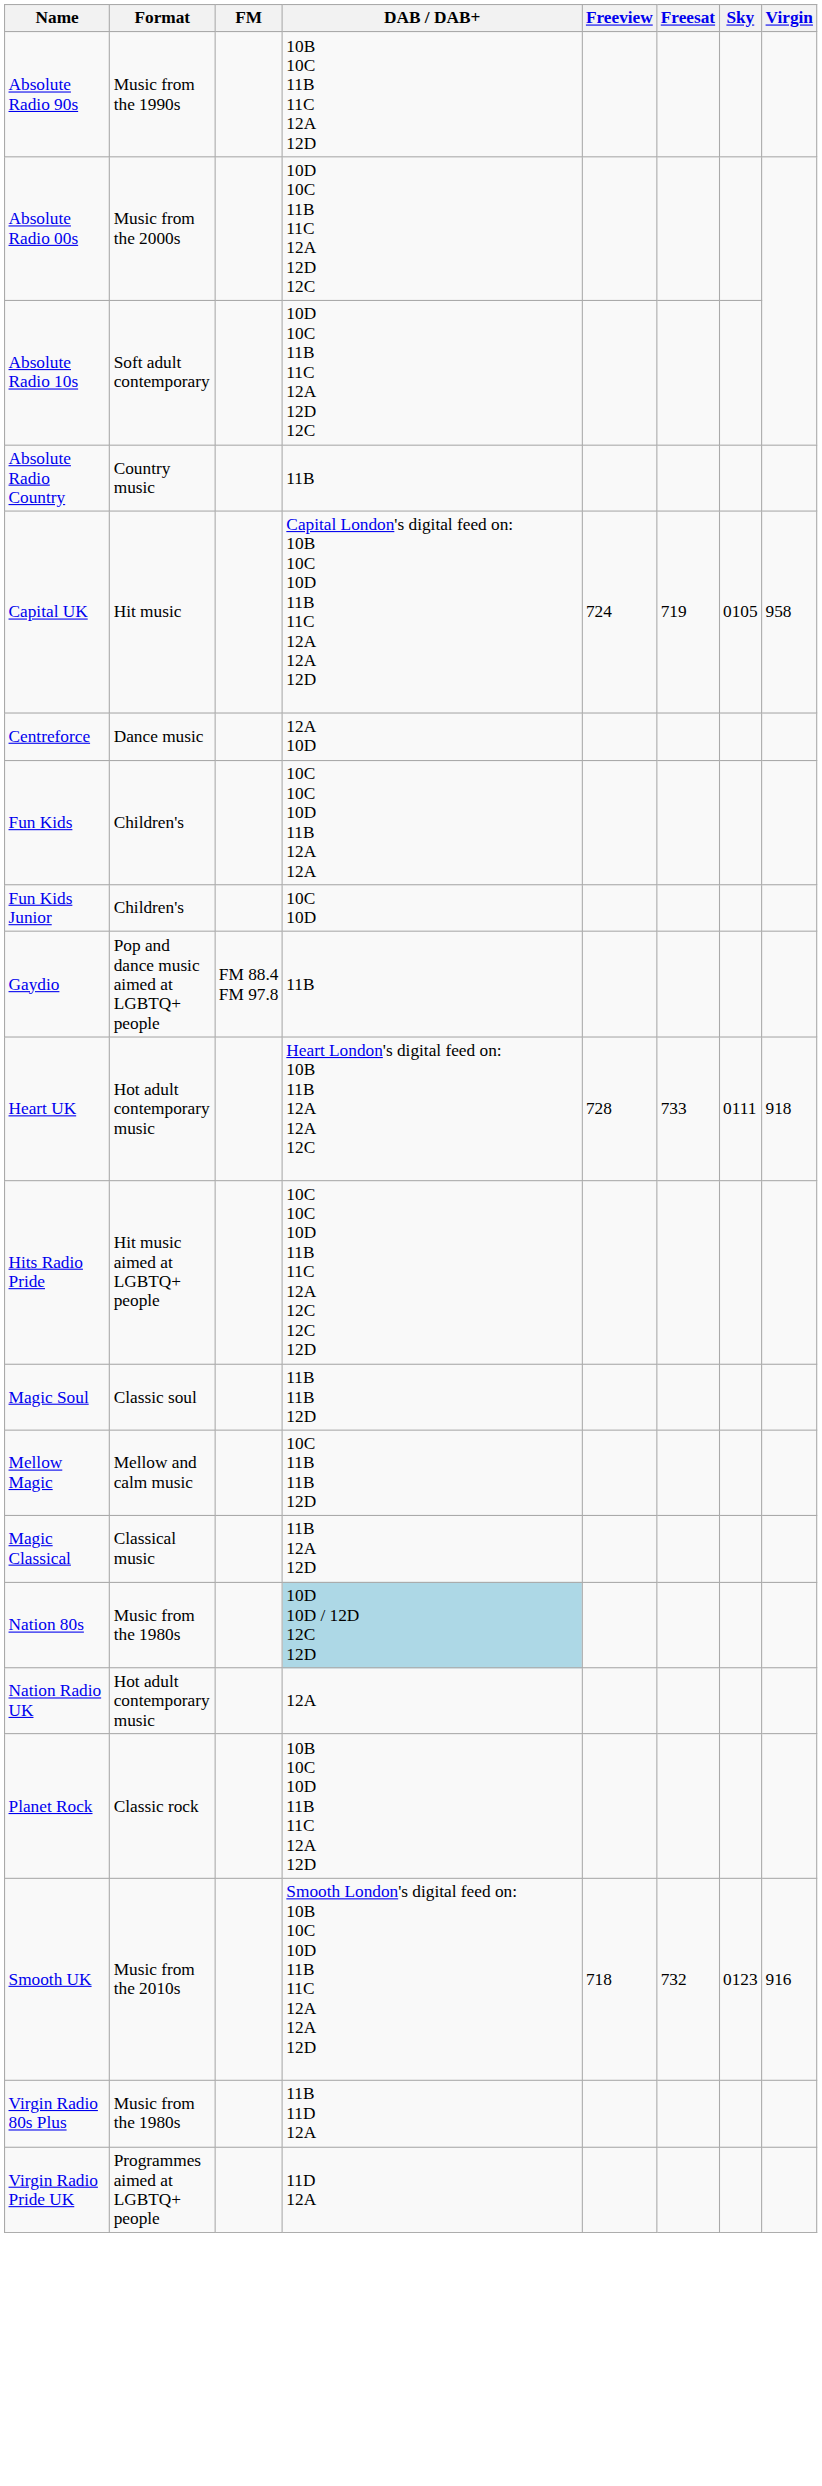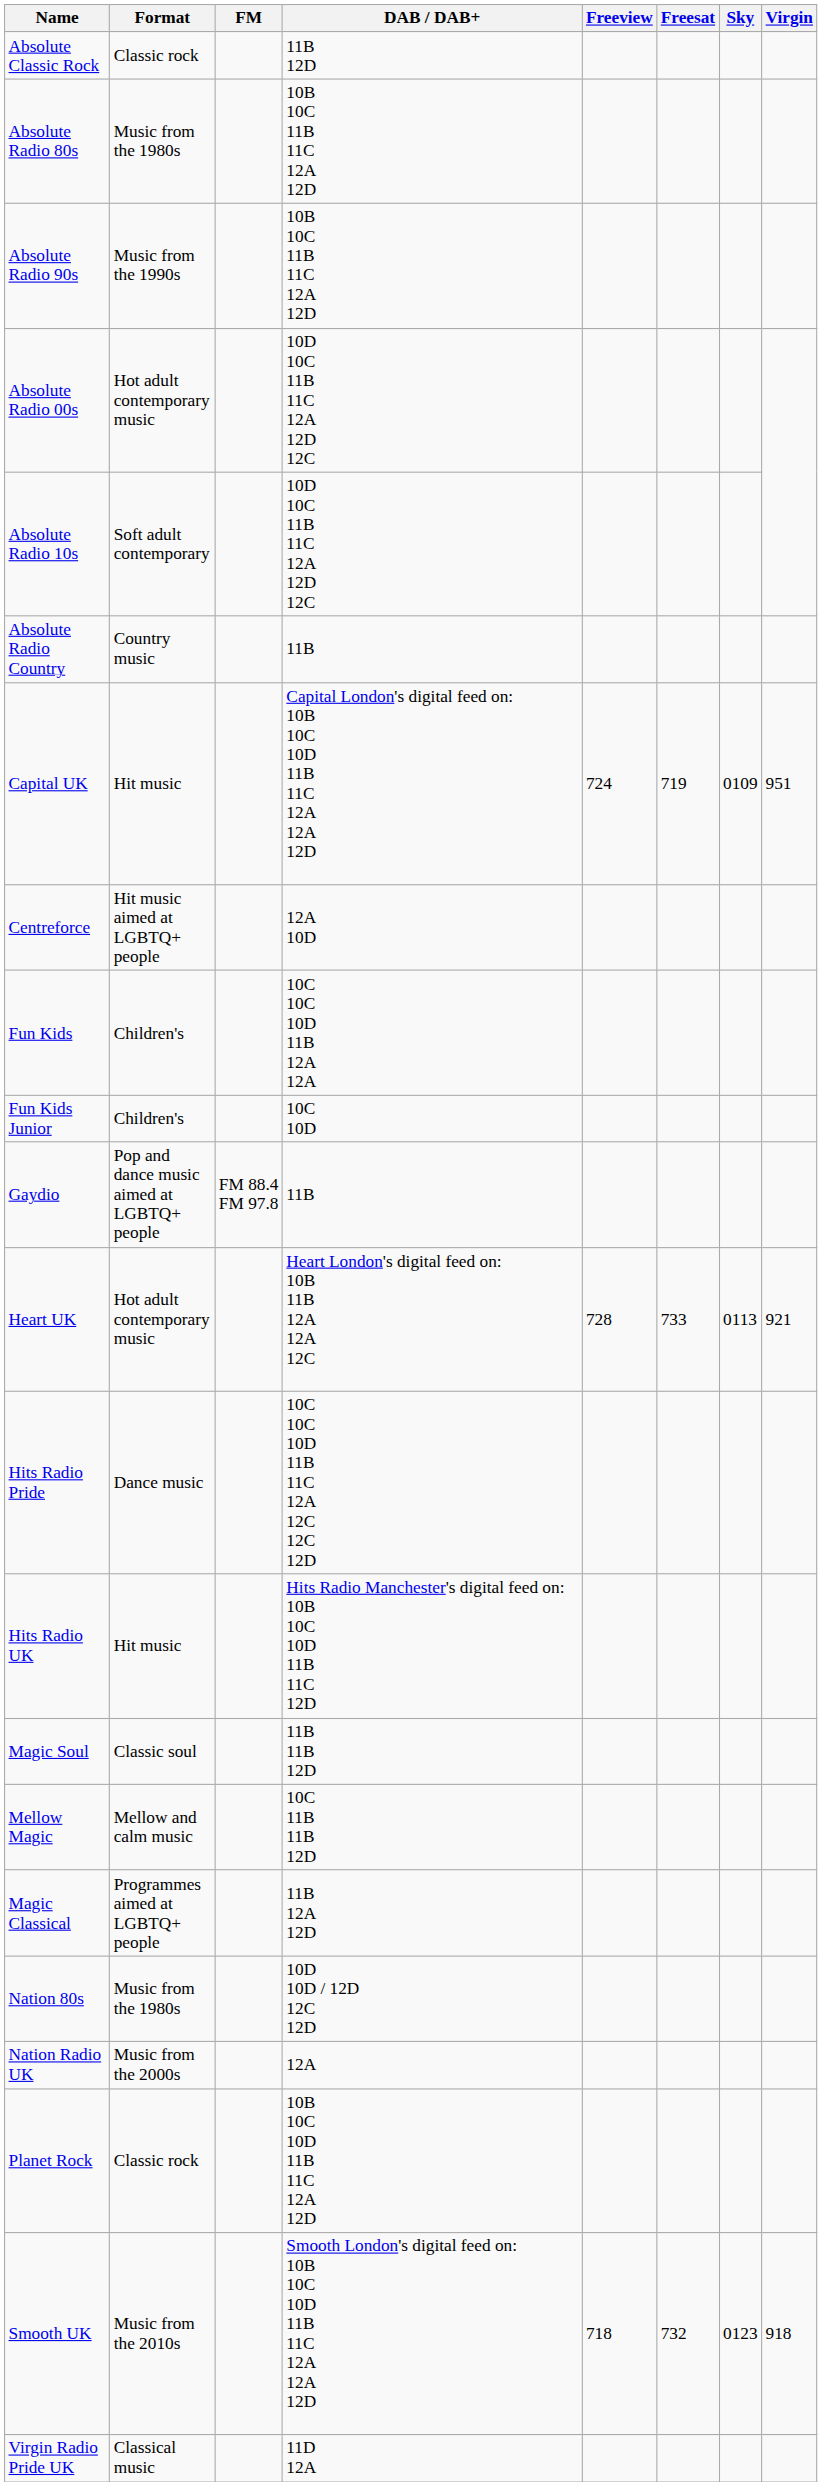+ row: (54, 55)
+ row: (43, 141)
(154, 228) Music from the 2000s -> (162, 399) Hot adult contemporary music
(740, 612) 0105 -> (740, 783) 0109
(779, 612) 958 -> (779, 783) 951
(159, 736) Dance music -> (148, 927) Hit music aimed at LGBTQ+ people
(740, 1108) 0111 -> (740, 1319) 0113
(779, 1108) 918 -> (779, 1319) 921
(148, 1272) Hit music aimed at LGBTQ+ people -> (159, 1482) Dance music
+ row: (46, 1646)
(145, 1548) Classical music -> (157, 1912) Programmes aimed at LGBTQ+ people
(323, 1624) lightblue background -> (323, 1998) no background
(162, 1700) Hot adult contemporary music -> (154, 2064) Music from the 2000s
(779, 1979) 916 -> (779, 2333) 918
- row: (53, 2113)
(157, 2189) Programmes aimed at LGBTQ+ people -> (145, 2458) Classical music
